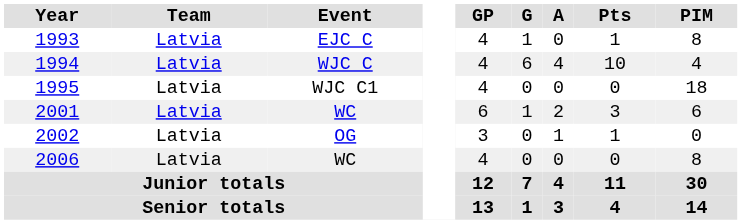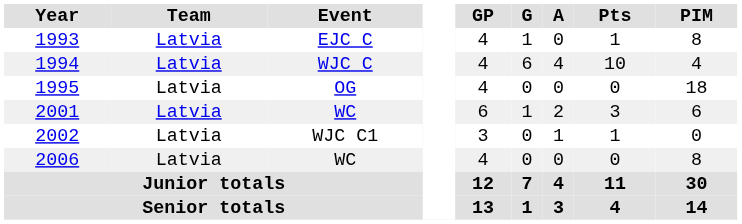(345, 88) WJC C1 -> (345, 88) OG
(345, 136) OG -> (345, 136) WJC C1
